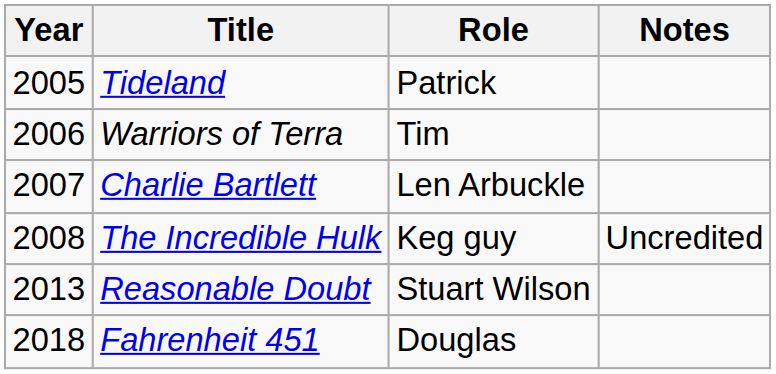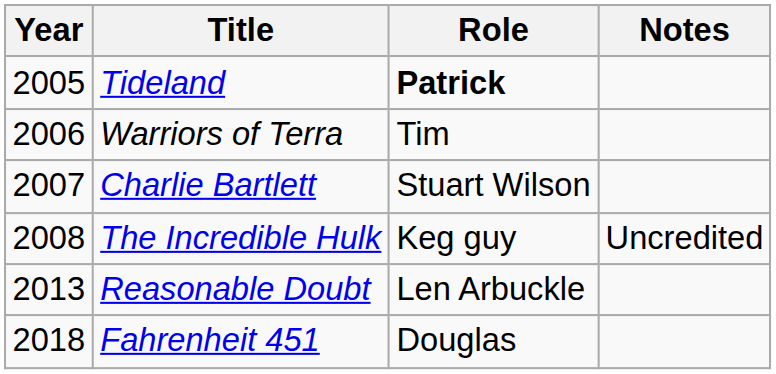(446, 82) normal -> (451, 82) bold
(491, 185) Len Arbuckle -> (493, 185) Stuart Wilson
(493, 289) Stuart Wilson -> (491, 289) Len Arbuckle
